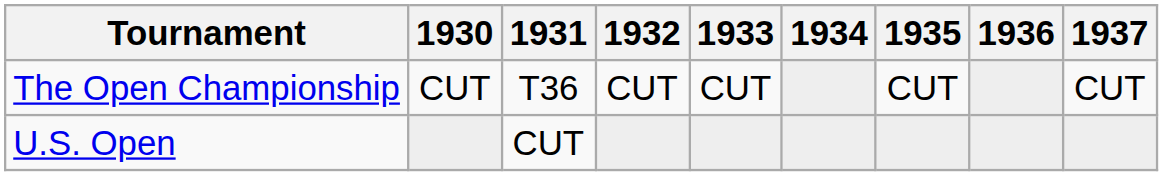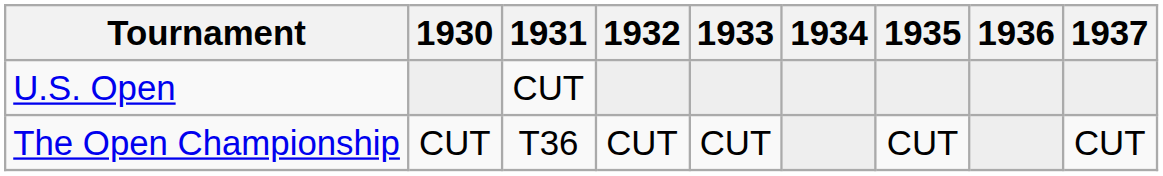rows swapped: (94, 143) <-> (207, 88)
